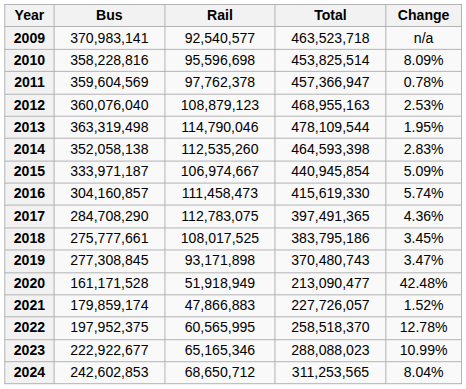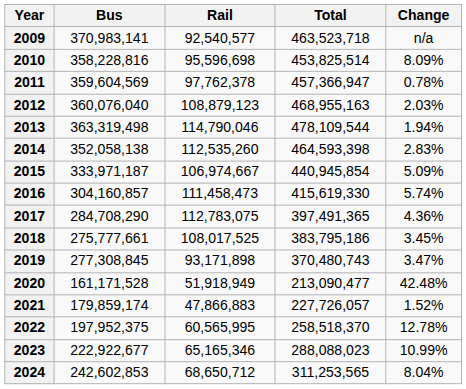(424, 104) 2.53% -> (424, 104) 2.03%
(424, 127) 1.95% -> (424, 127) 1.94%
